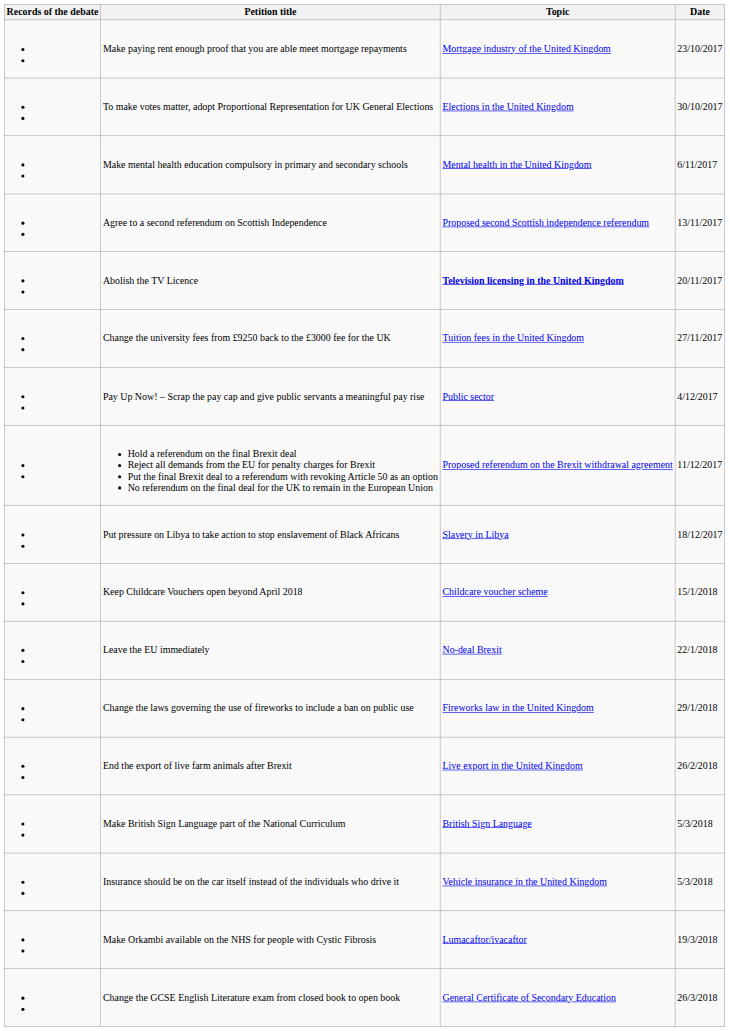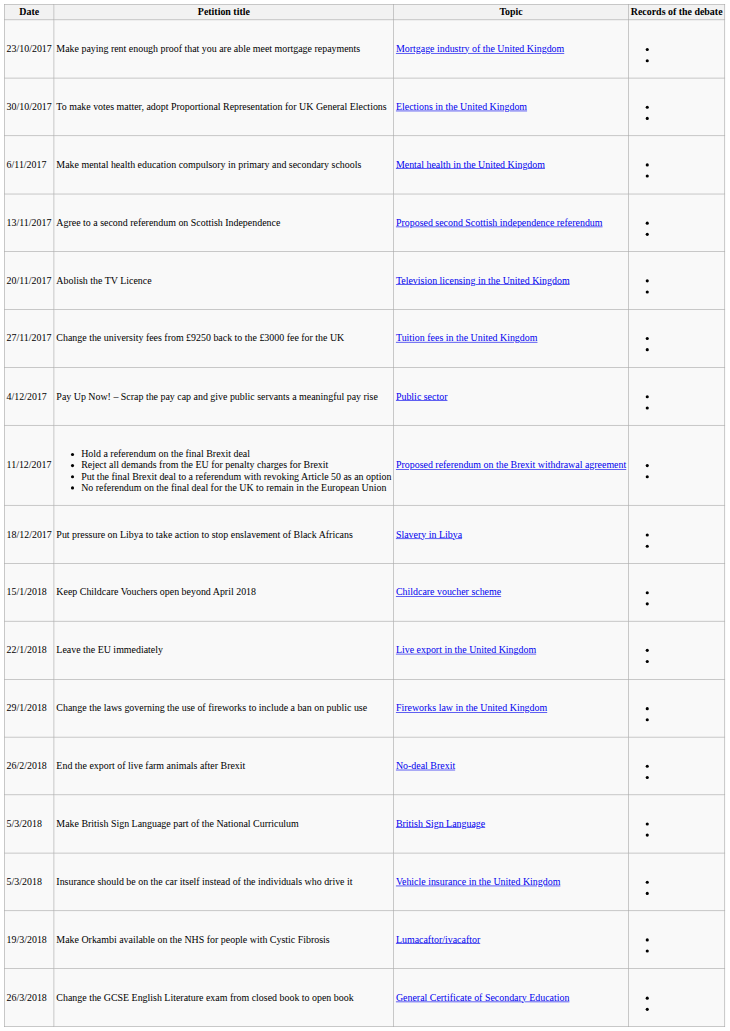columns swapped: (700, 12) <-> (52, 12)
(533, 280) bold -> (483, 280) normal
(472, 650) No-deal Brexit -> (466, 650) Live export in the United Kingdom
(513, 766) Live export in the United Kingdom -> (426, 766) No-deal Brexit
